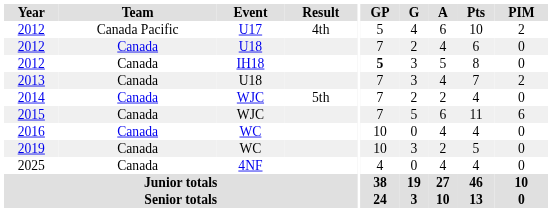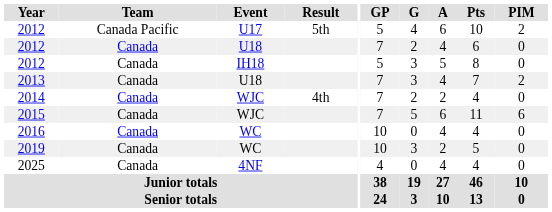(321, 29) 4th -> (321, 29) 5th
(380, 63) bold -> (380, 63) normal
(321, 97) 5th -> (321, 97) 4th
